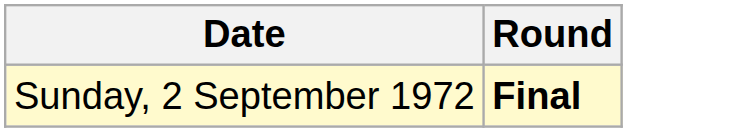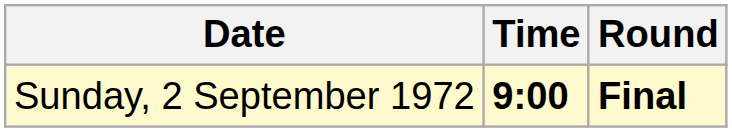+ column: (536, 34)
